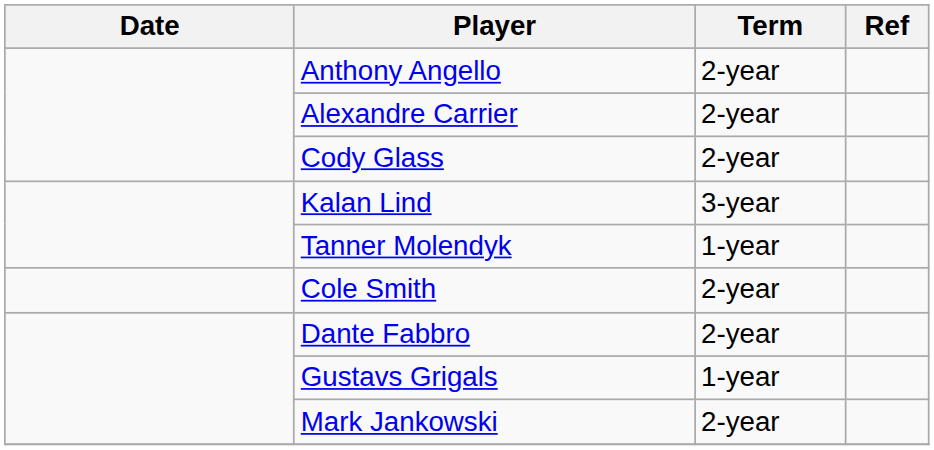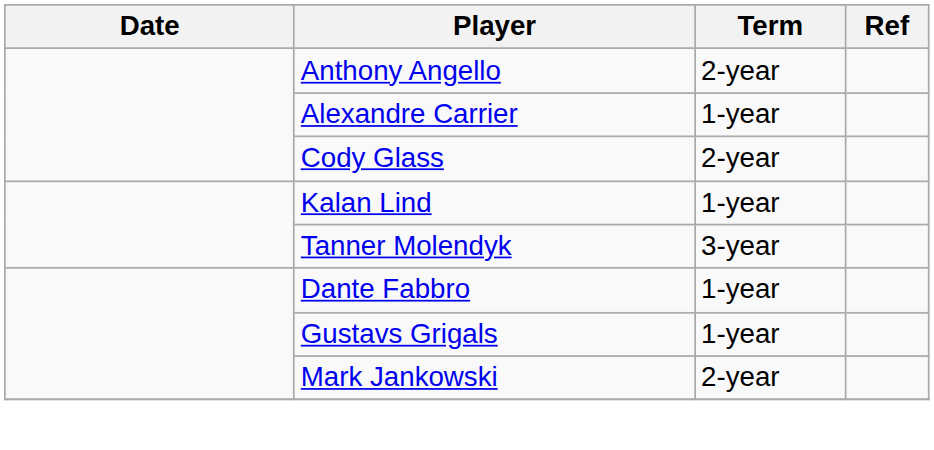(740, 114) 2-year -> (740, 114) 1-year
(740, 202) 3-year -> (740, 202) 1-year
(740, 245) 1-year -> (740, 245) 3-year
- row: (368, 289)
(740, 333) 2-year -> (740, 289) 1-year
